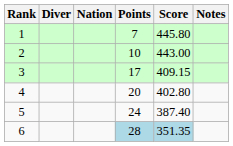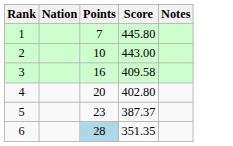- column: (56, 14)
(134, 72) 17 -> (99, 72) 16
(174, 72) 409.15 -> (138, 72) 409.58
(134, 111) 24 -> (99, 111) 23
(174, 111) 387.40 -> (138, 111) 387.37
(174, 131) lightblue background -> (138, 131) no background
